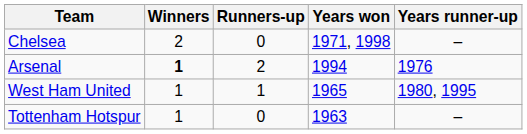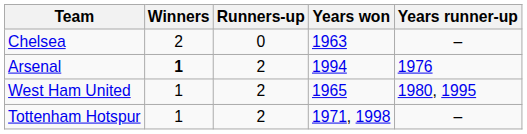(351, 41) 1971, 1998 -> (329, 41) 1963
(261, 91) 1 -> (261, 91) 2
(261, 116) 0 -> (261, 116) 2
(329, 116) 1963 -> (351, 116) 1971, 1998
